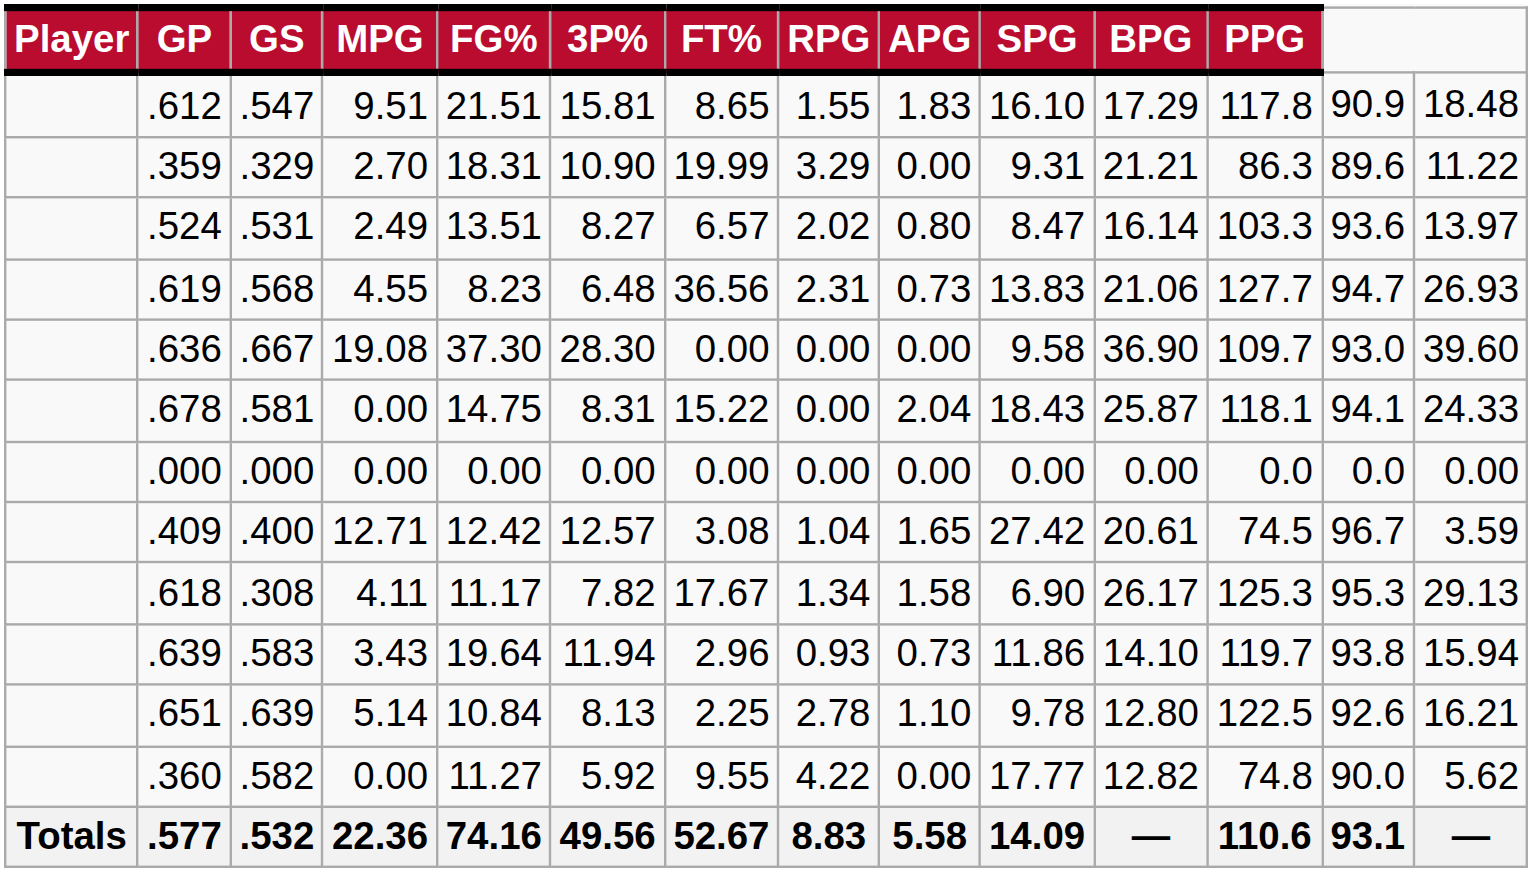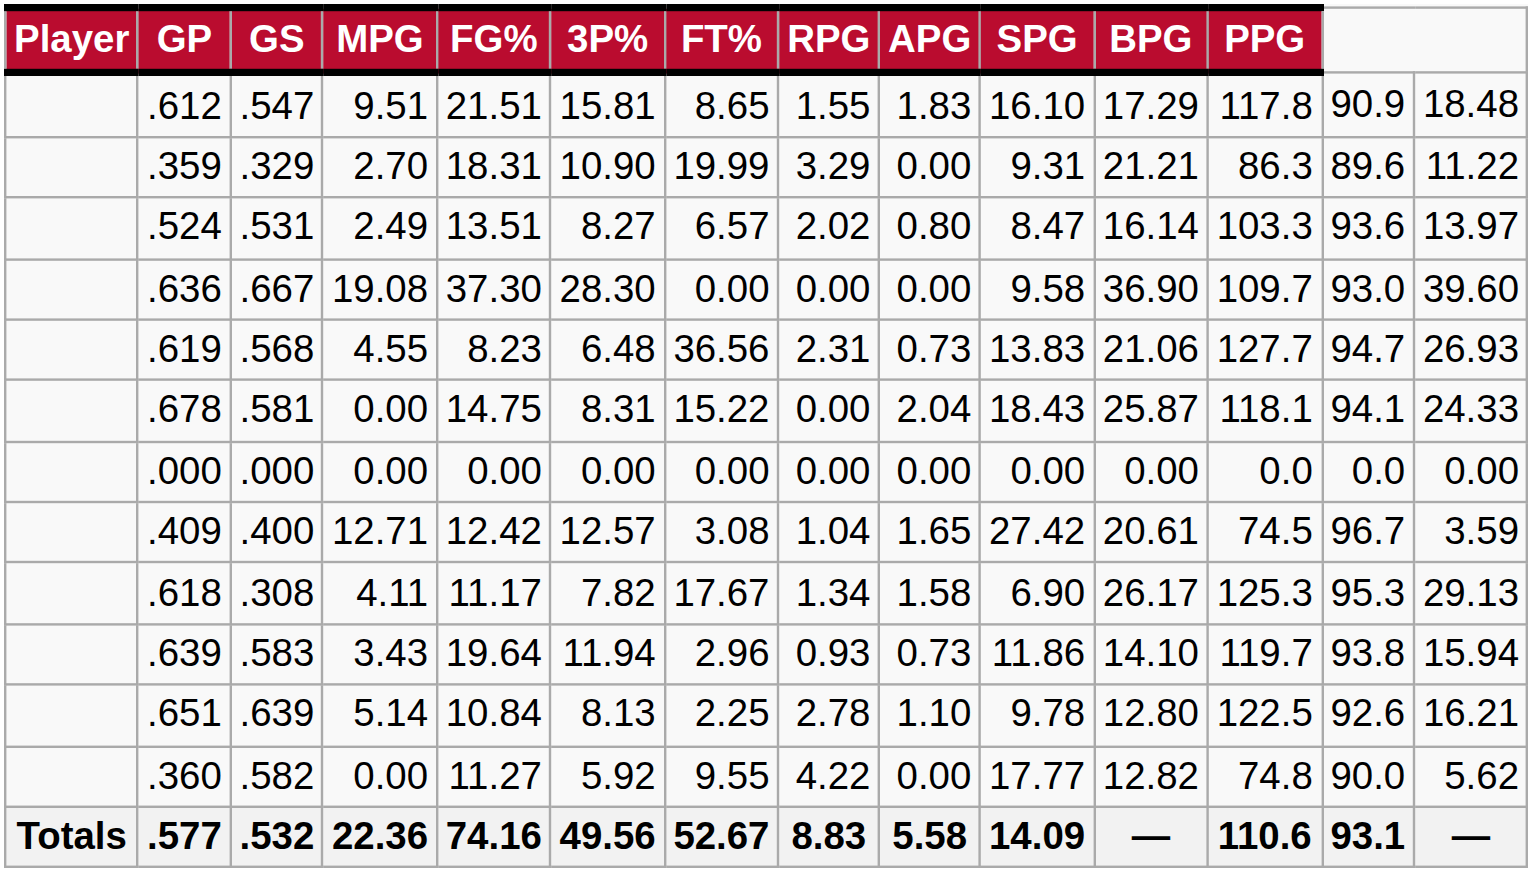rows swapped: (184, 349) <-> (184, 288)
